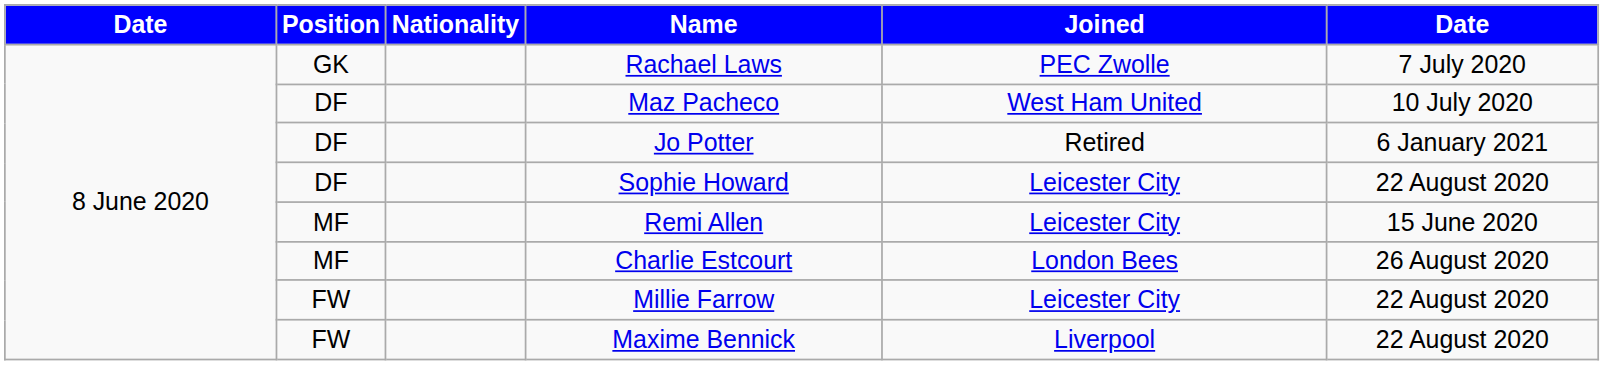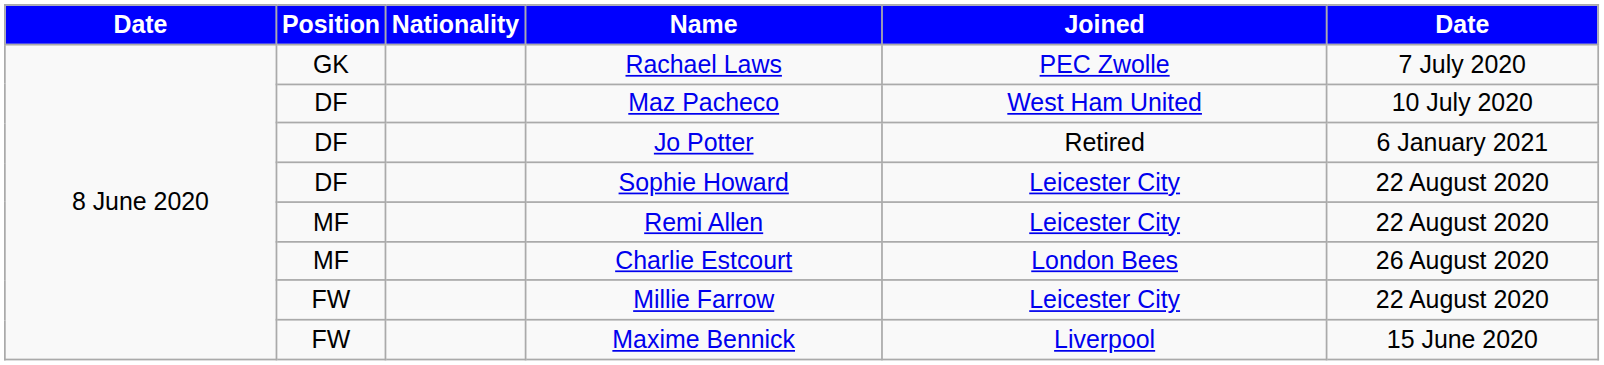(1462, 222) 15 June 2020 -> (1462, 222) 22 August 2020
(1462, 340) 22 August 2020 -> (1462, 340) 15 June 2020
